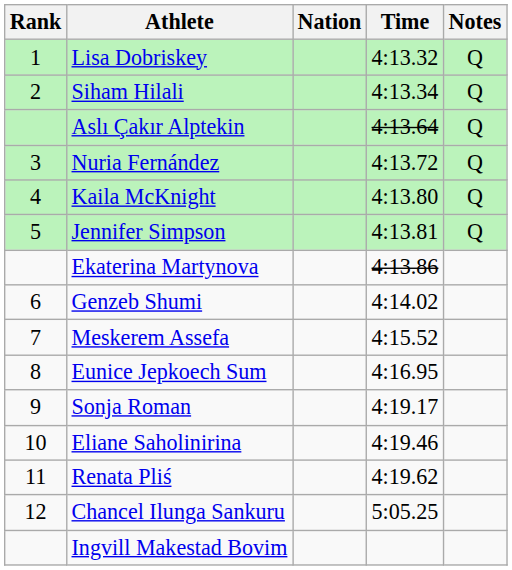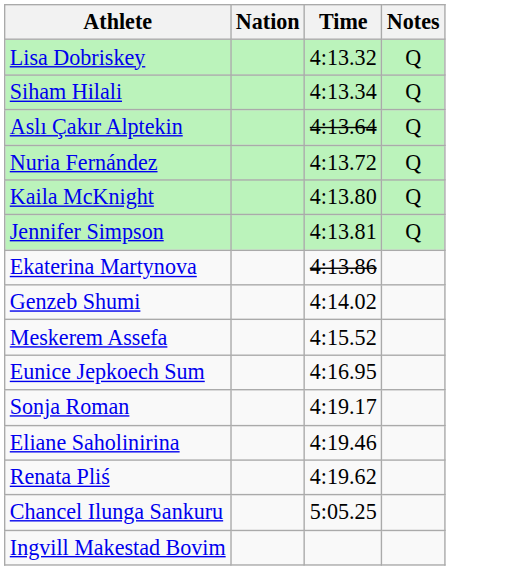- column: (36, 22)
